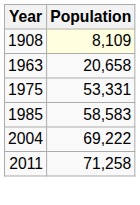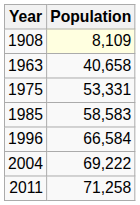(107, 65) 20,658 -> (107, 65) 40,658
+ row: (26, 139)
